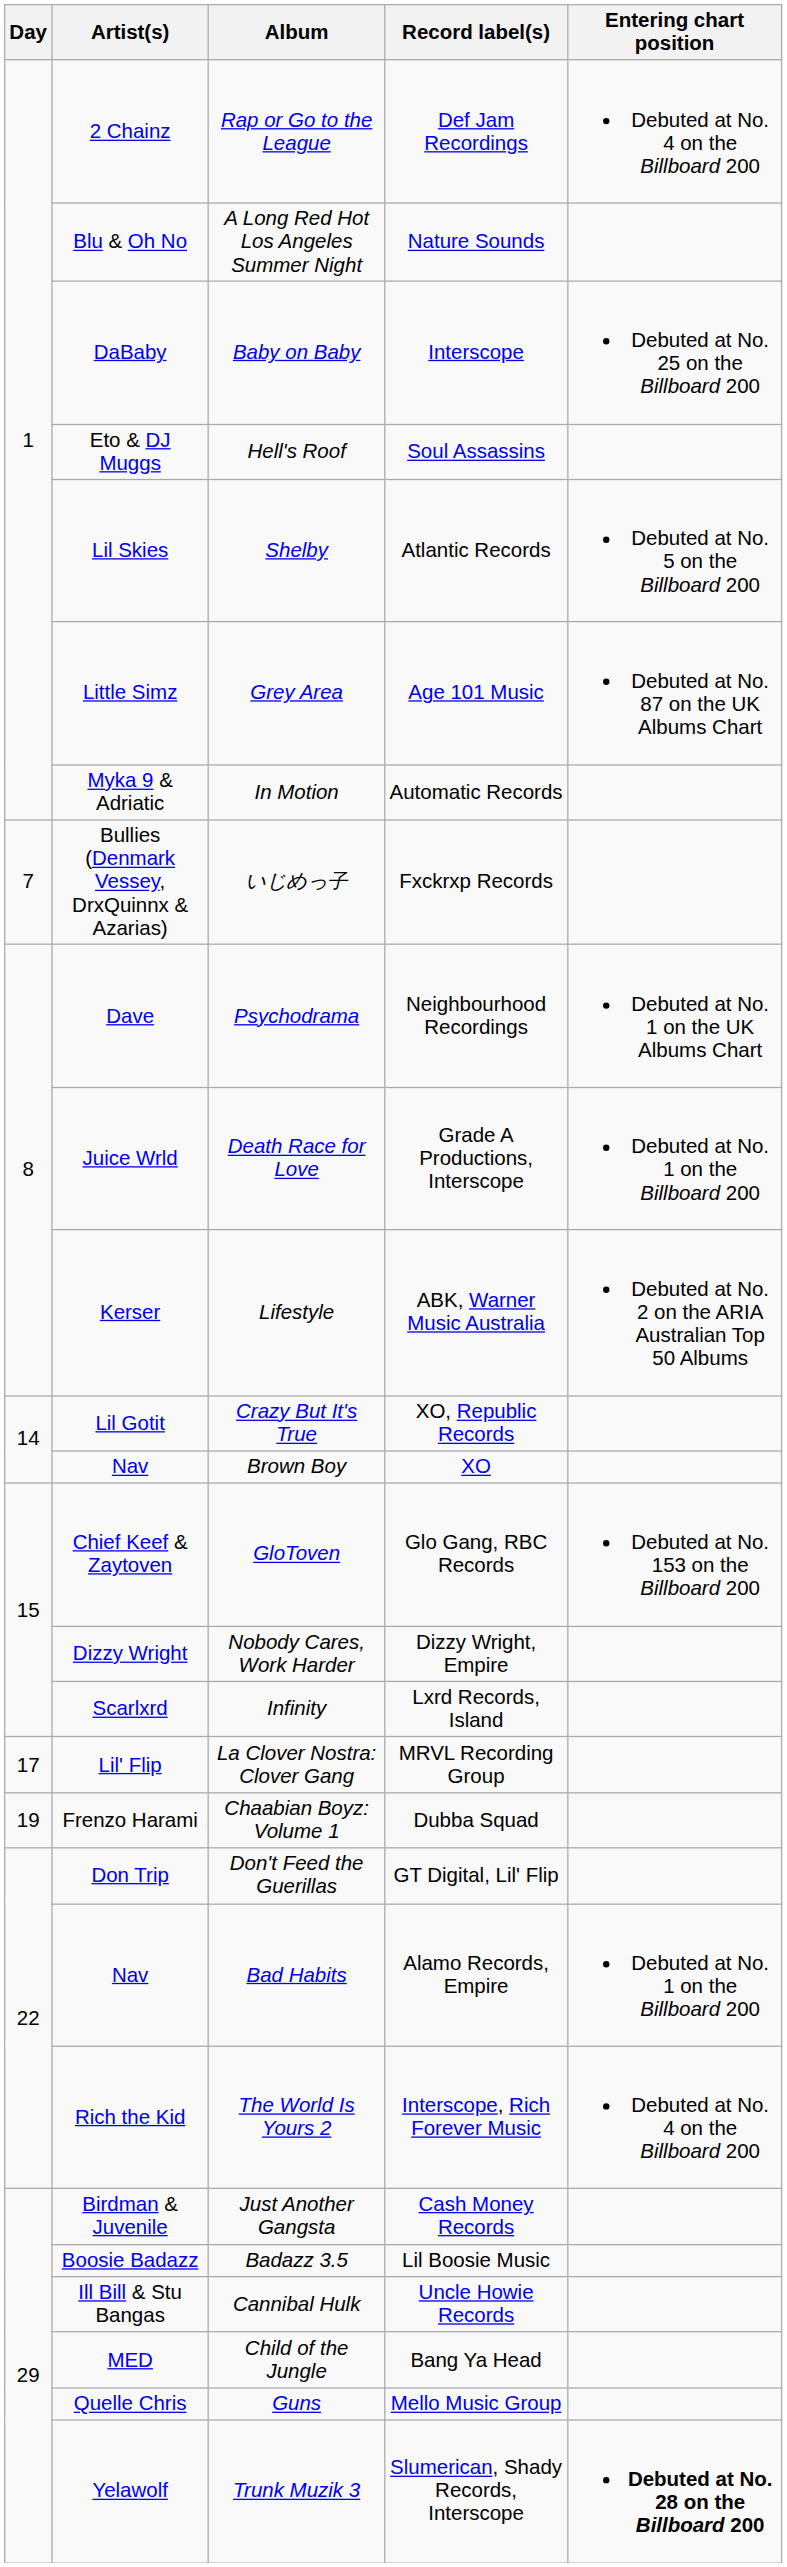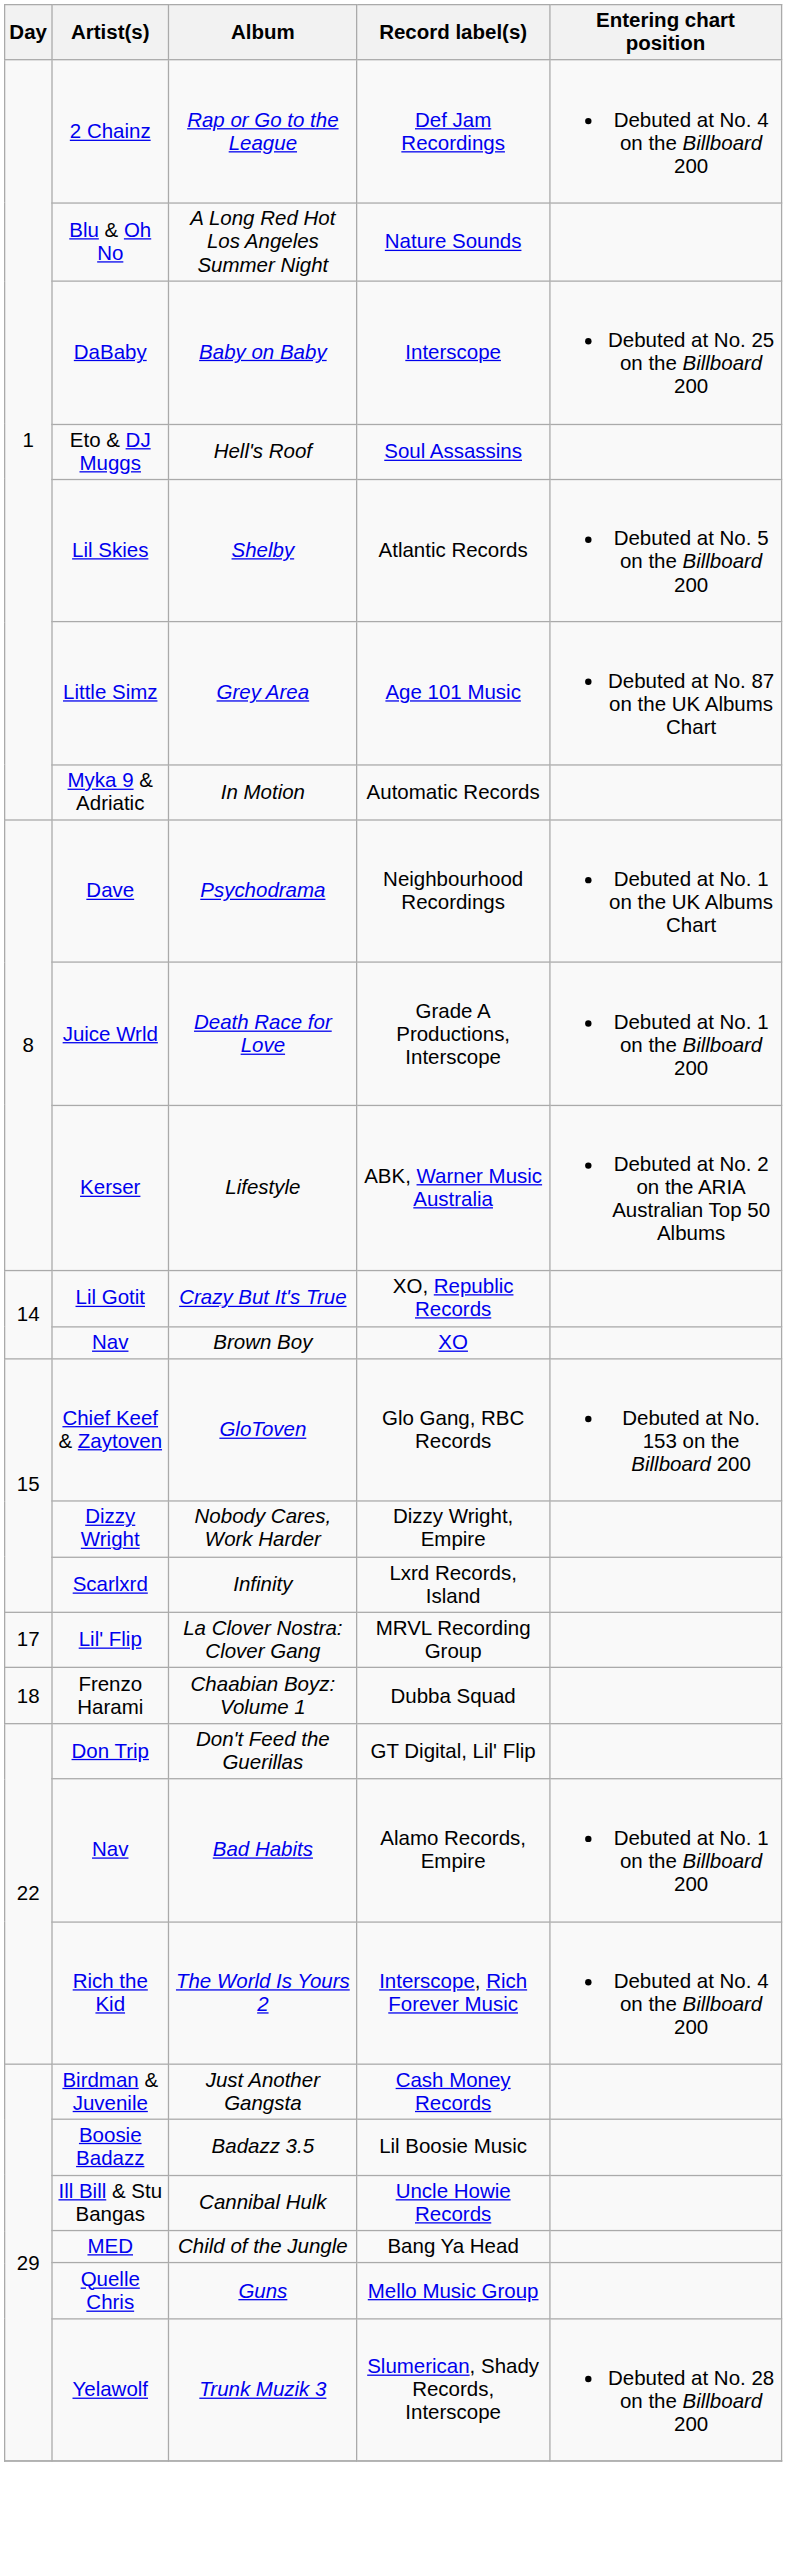- row: (297, 881)
(28, 1820) 19 -> (28, 1695) 18
(675, 2503) bold -> (666, 2401) normal
